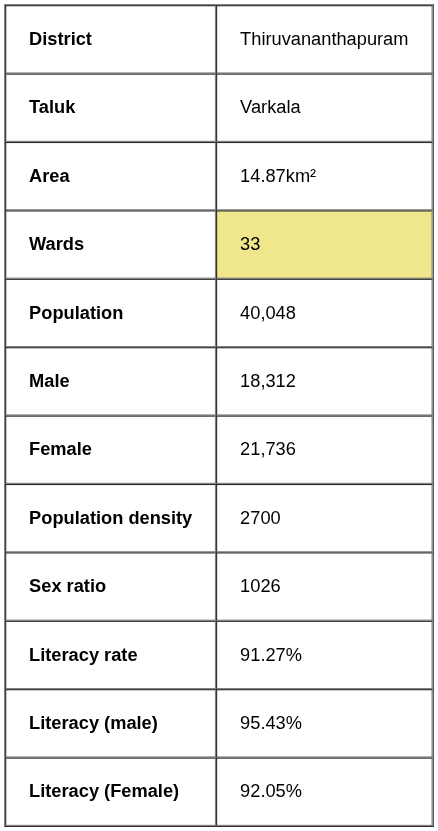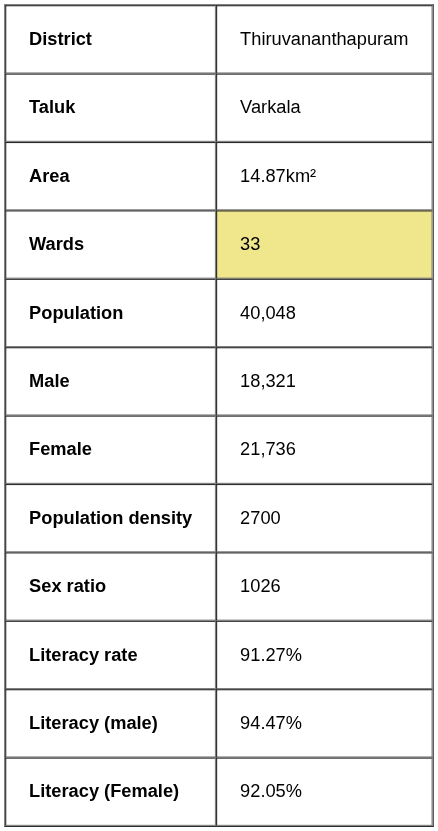(268, 381) 18,312 -> (268, 381) 18,321
(271, 723) 95.43% -> (271, 723) 94.47%
